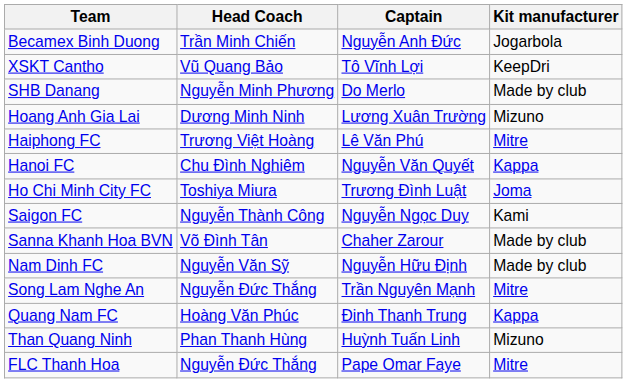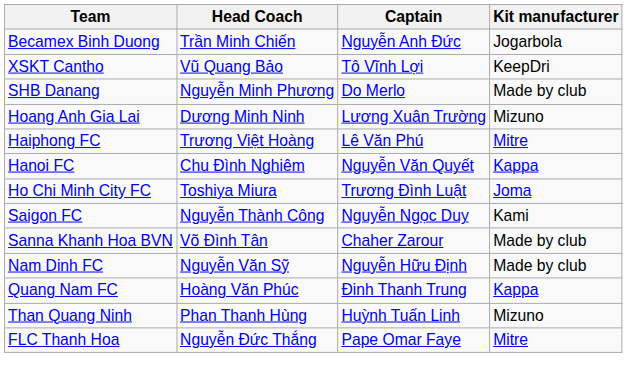- row: (76, 290)
